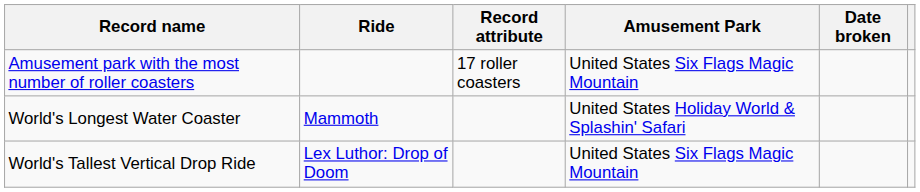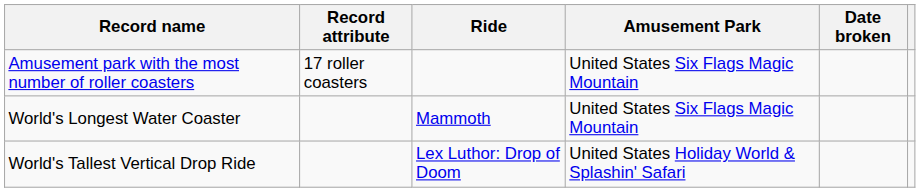columns swapped: (509, 27) <-> (376, 27)
(682, 118) United States Holiday World & Splashin' Safari -> (681, 118) United States Six Flags Magic Mountain
(681, 163) United States Six Flags Magic Mountain -> (682, 163) United States Holiday World & Splashin' Safari
